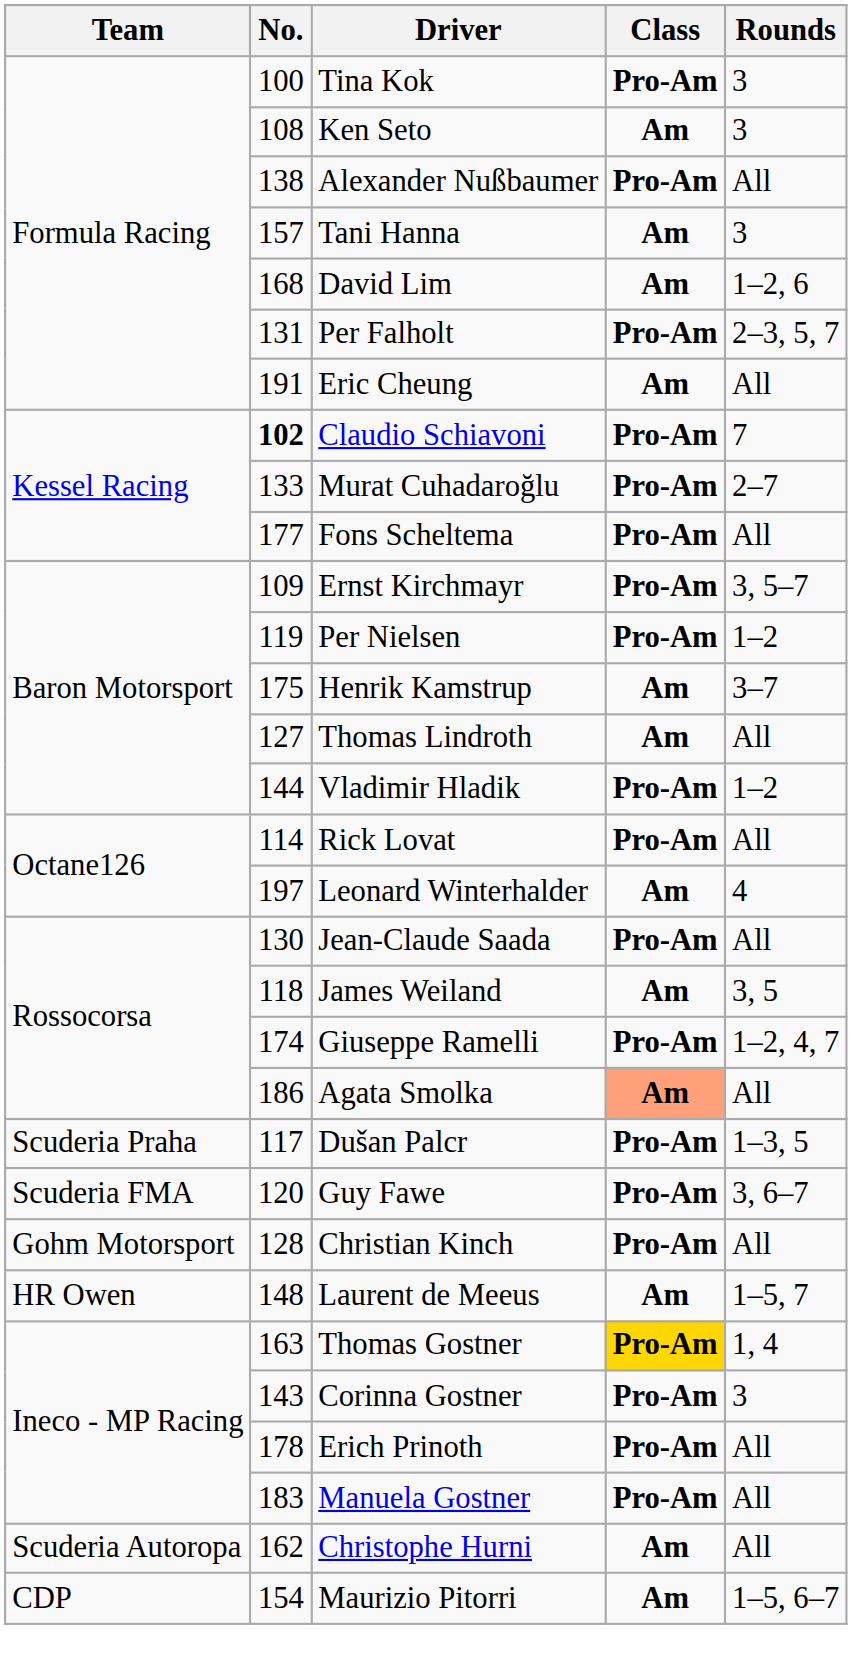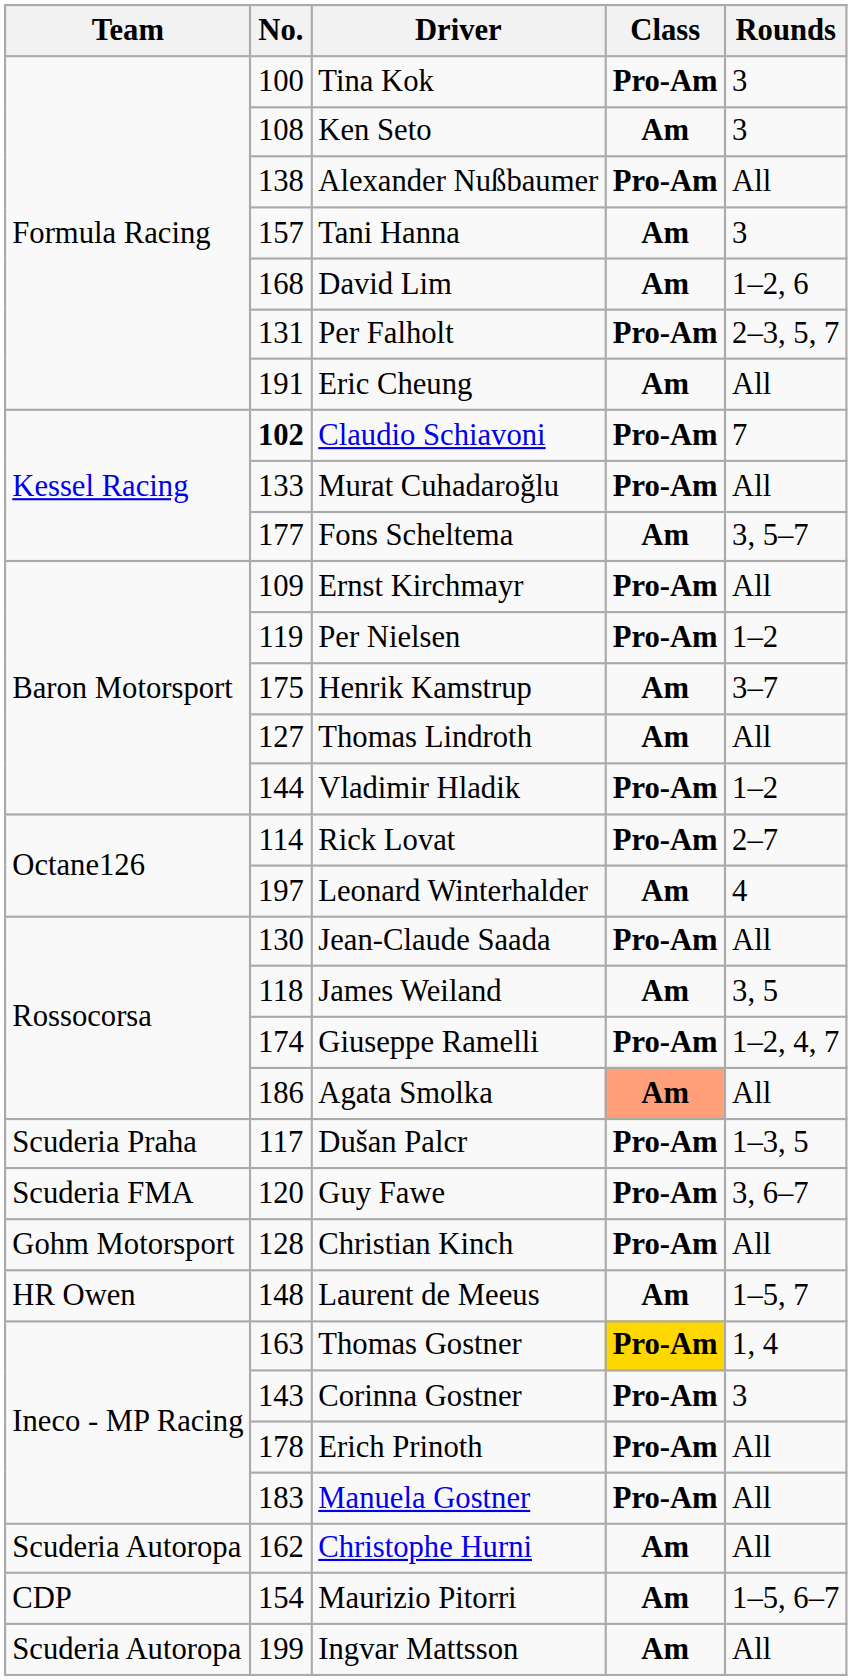(755, 485) 2–7 -> (752, 485) All
(665, 536) Pro-Am -> (665, 536) Am
(752, 536) All -> (770, 536) 3, 5–7
(770, 586) 3, 5–7 -> (752, 586) All
(752, 839) All -> (755, 839) 2–7
+ row: (418, 1648)
